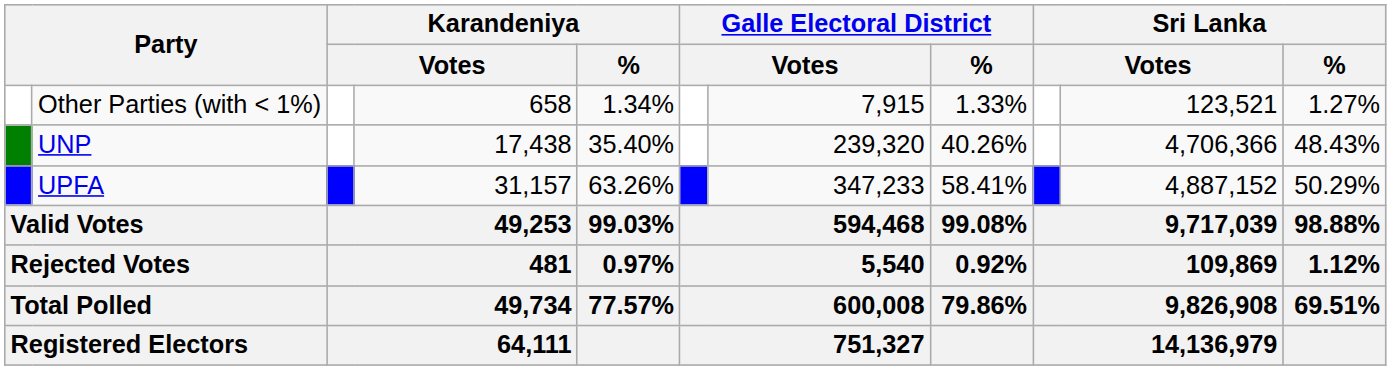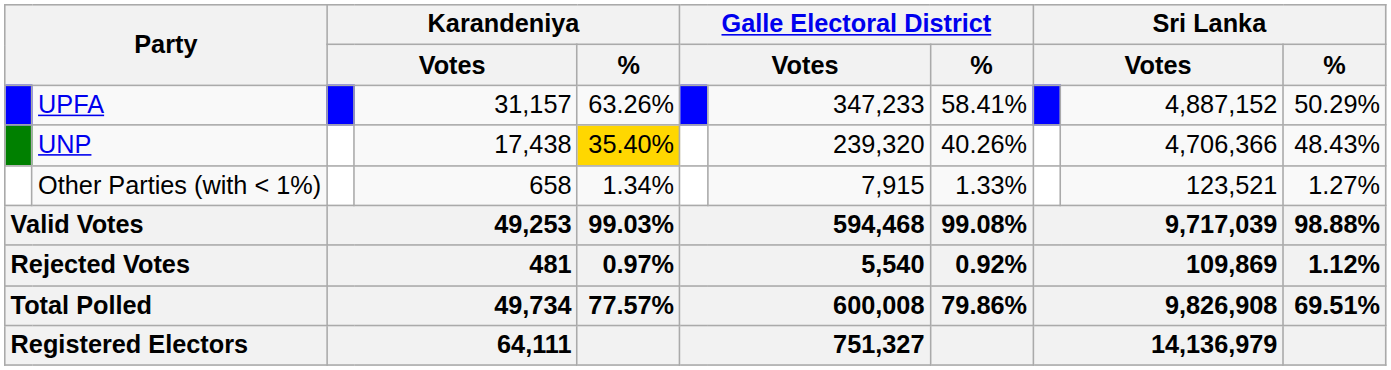rows swapped: (71, 184) <-> (180, 104)
(631, 144) no background -> (631, 144) gold background
